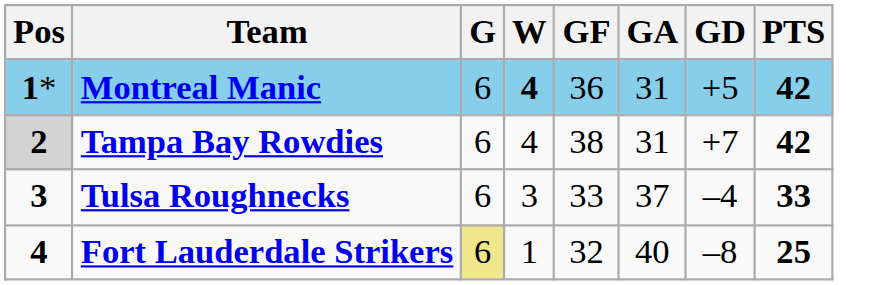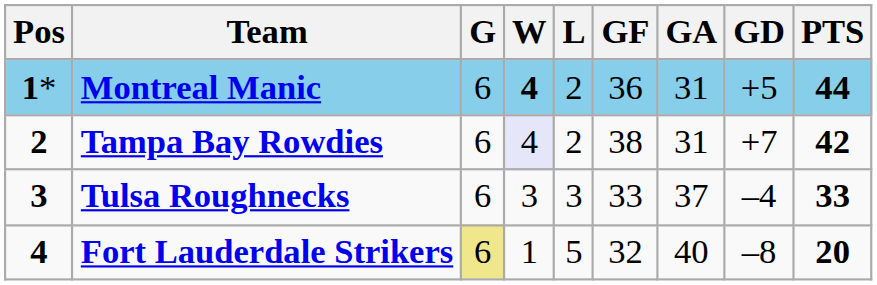+ column: (574, 31)
(794, 86) 42 -> (833, 86) 44
(39, 141) lightgrey background -> (39, 141) no background
(529, 141) no background -> (529, 141) lavender background
(794, 251) 25 -> (833, 251) 20
